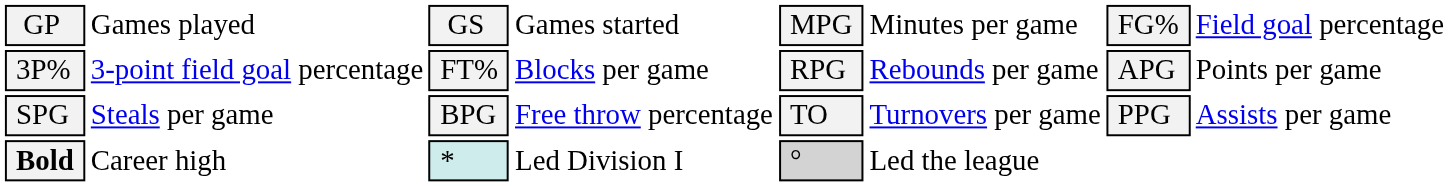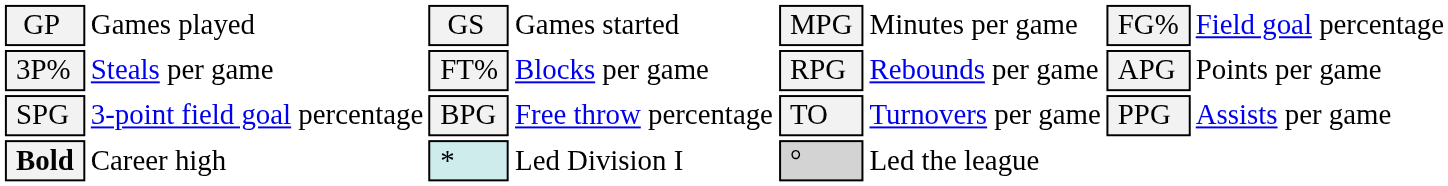(257, 70) 3-point field goal percentage -> (182, 70) Steals per game
(182, 115) Steals per game -> (257, 115) 3-point field goal percentage
